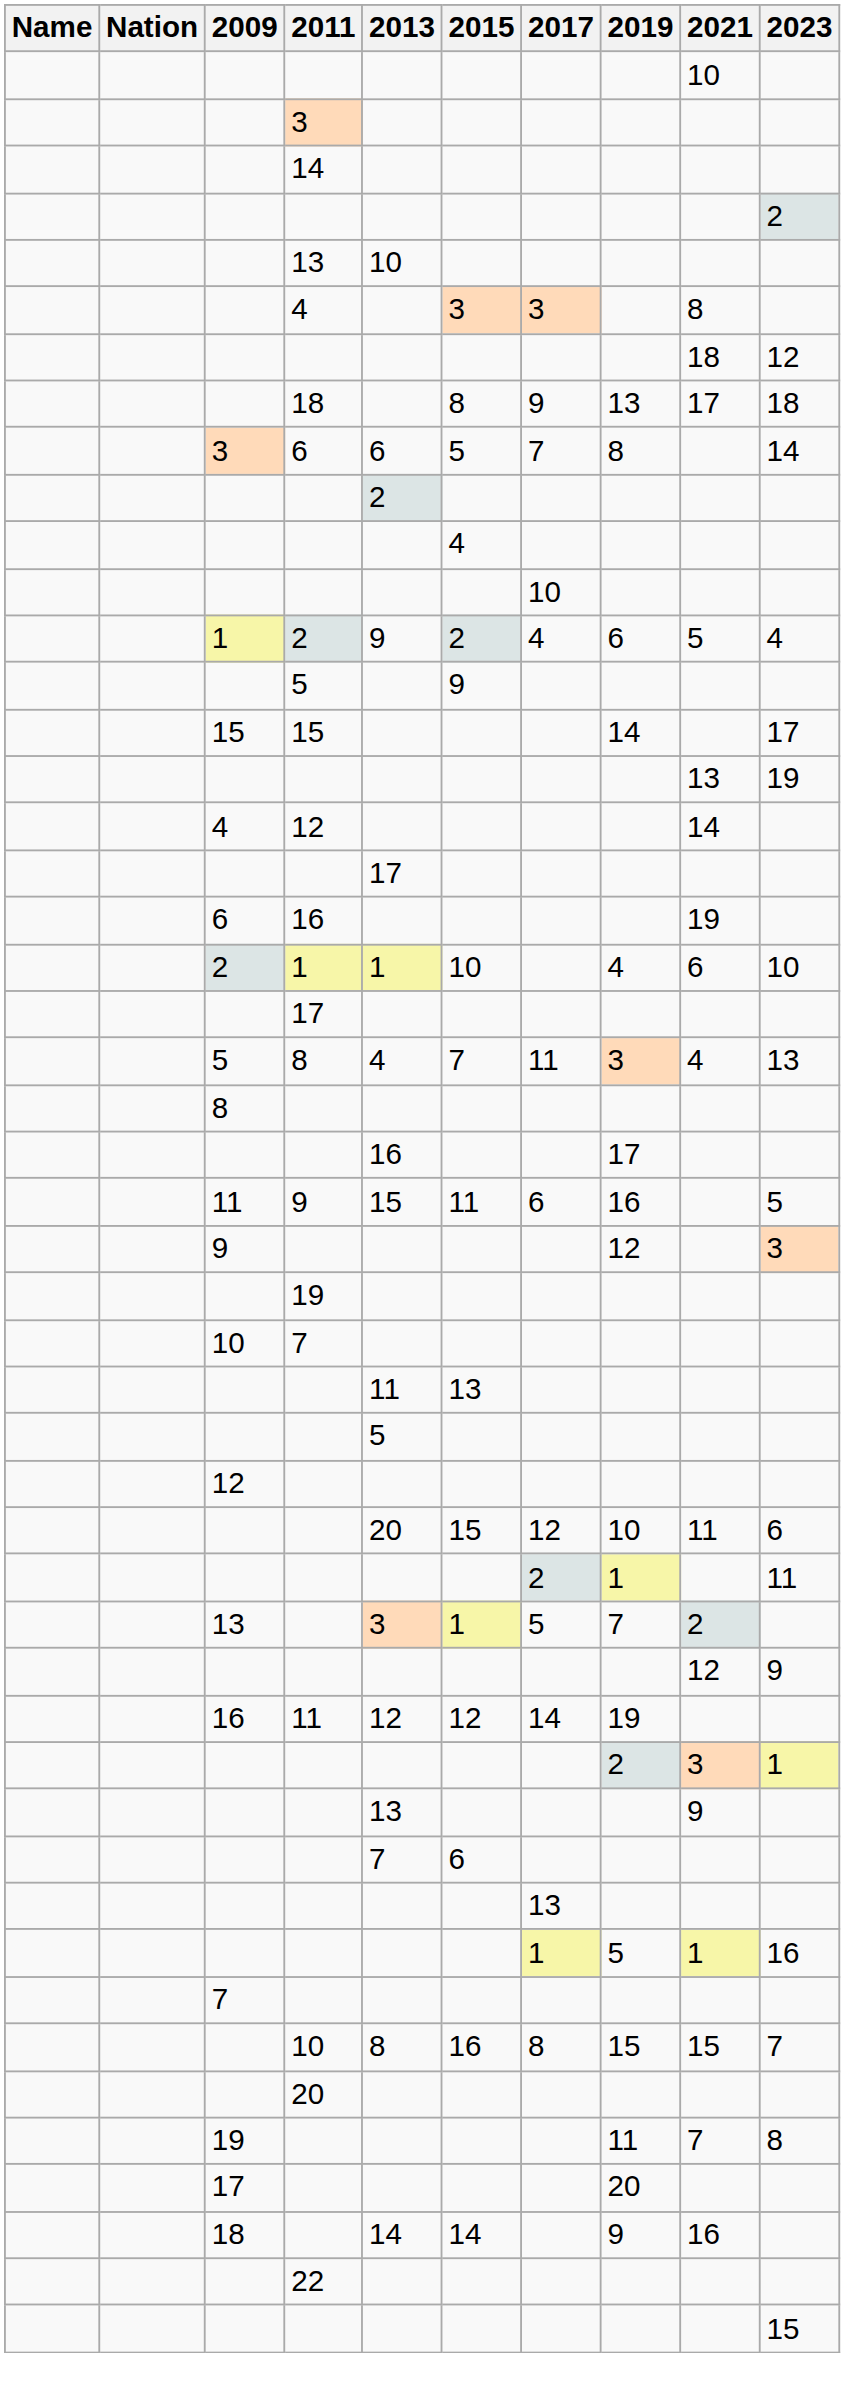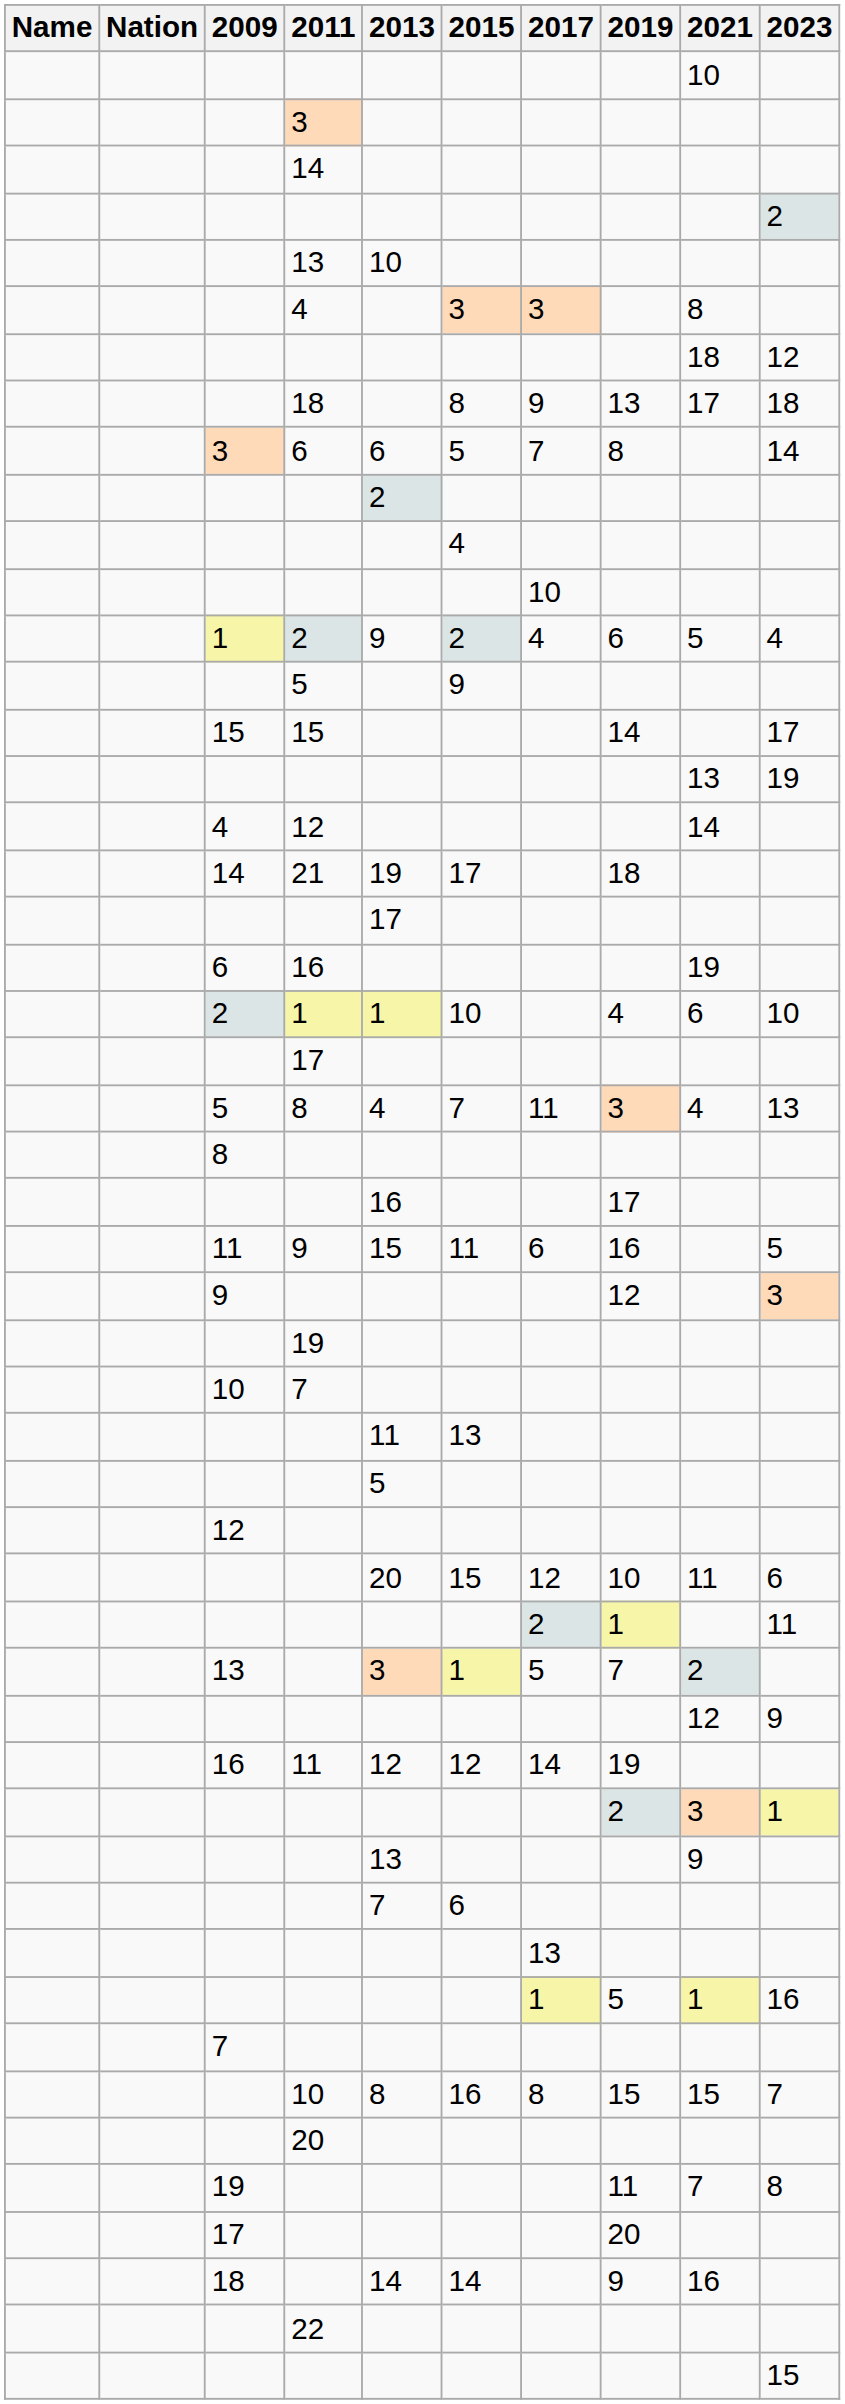+ row: (228, 872)
